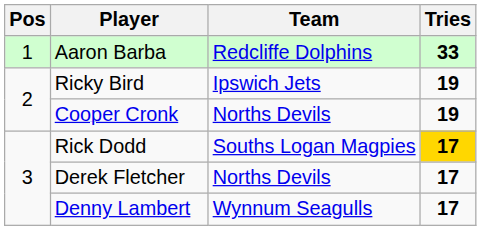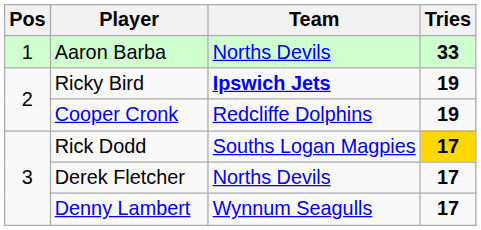(292, 51) Redcliffe Dolphins -> (272, 51) Norths Devils
(267, 83) normal -> (272, 83) bold
(272, 114) Norths Devils -> (292, 114) Redcliffe Dolphins
